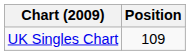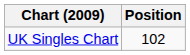(153, 38) 109 -> (153, 38) 102
